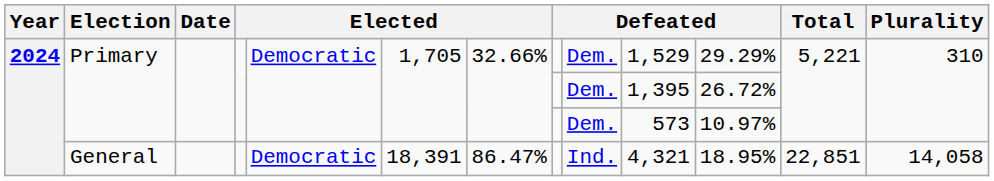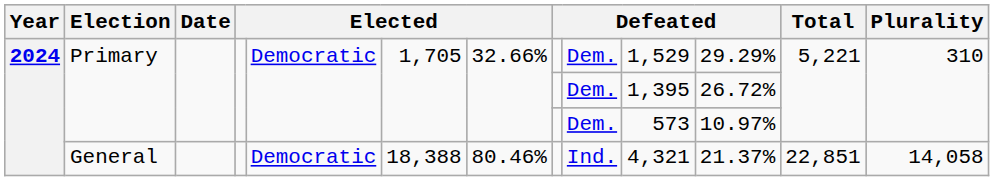(424, 158) 18,391 -> (424, 158) 18,388
(509, 158) 86.47% -> (509, 158) 80.46%
(738, 158) 18.95% -> (738, 158) 21.37%
